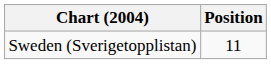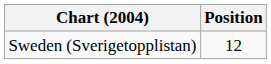(233, 44) 11 -> (233, 44) 12
